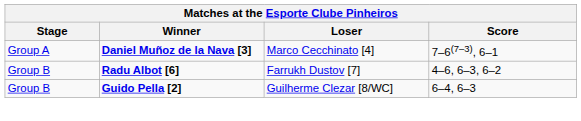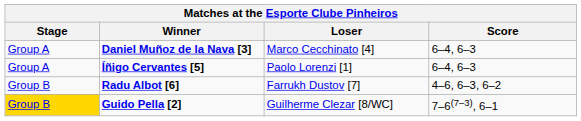(465, 51) 7–6(7–3), 6–1 -> (454, 49) 6–4, 6–3
+ row: (153, 67)
(29, 88) no background -> (29, 105) gold background
(454, 88) 6–4, 6–3 -> (465, 105) 7–6(7–3), 6–1
